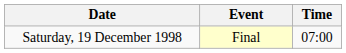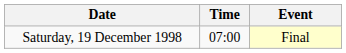columns swapped: (317, 15) <-> (246, 15)
